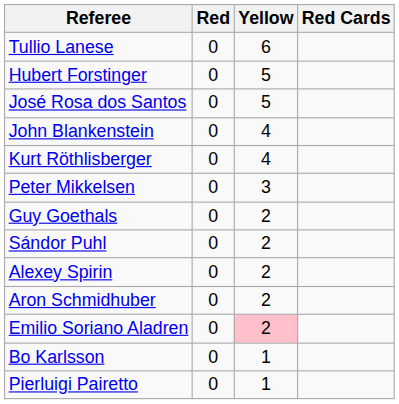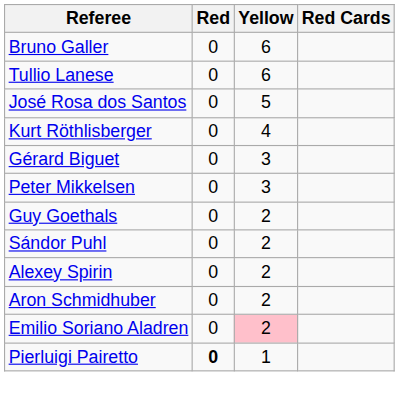+ row: (59, 46)
- row: (78, 74)
- row: (81, 131)
+ row: (64, 159)
- row: (57, 356)
(213, 384) normal -> (213, 356) bold
